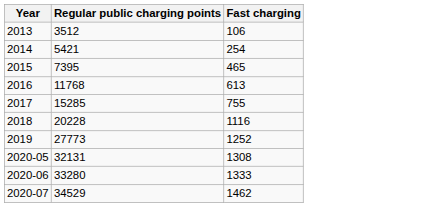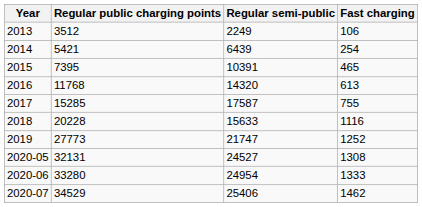+ column: (281, 13)
